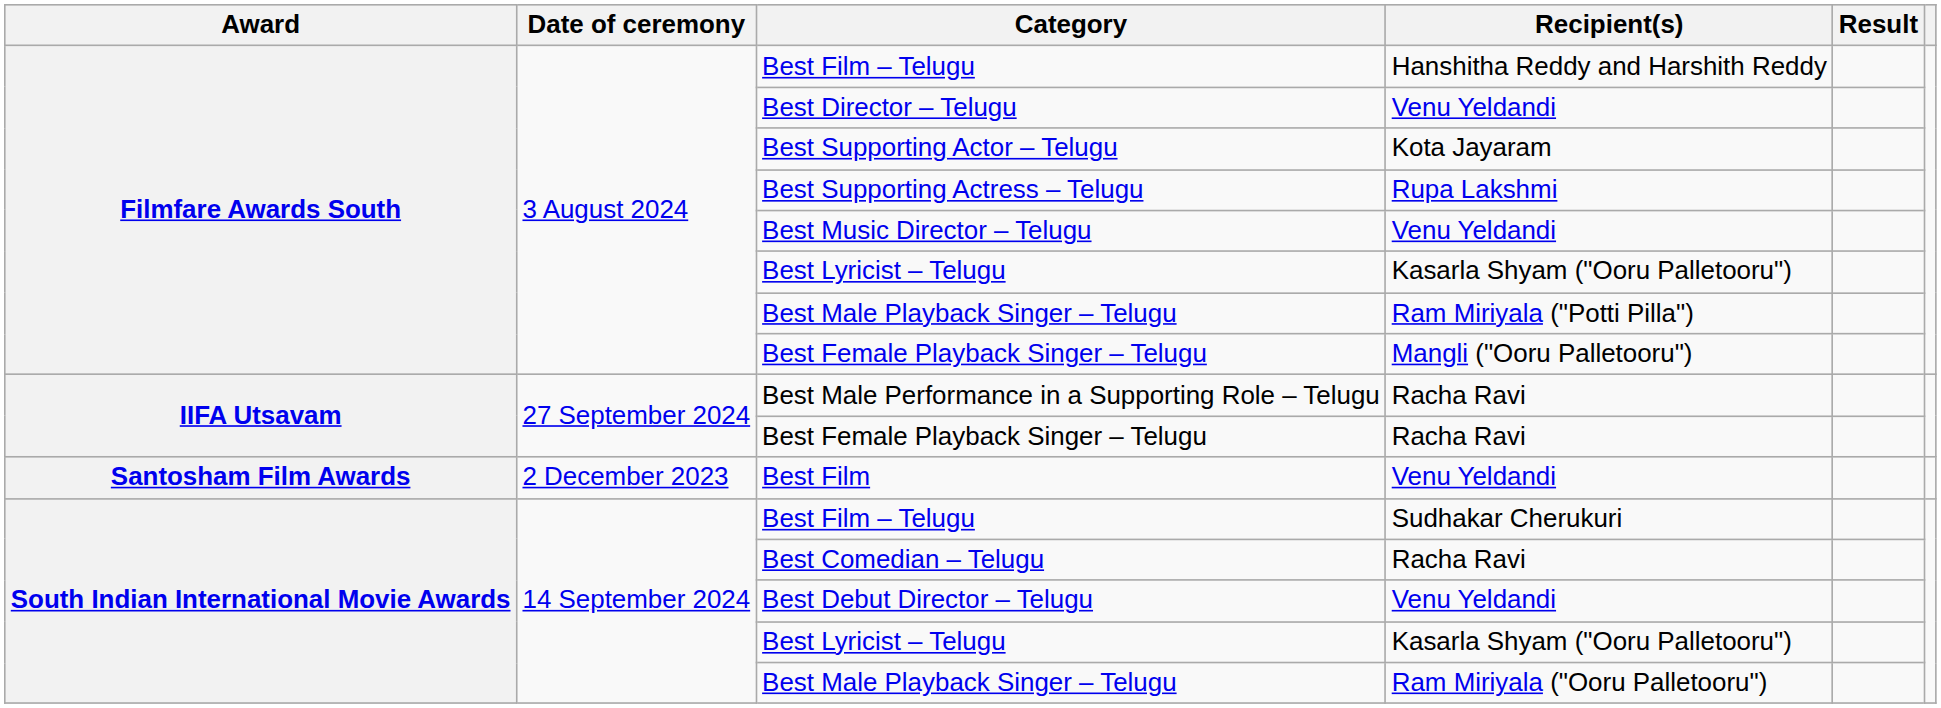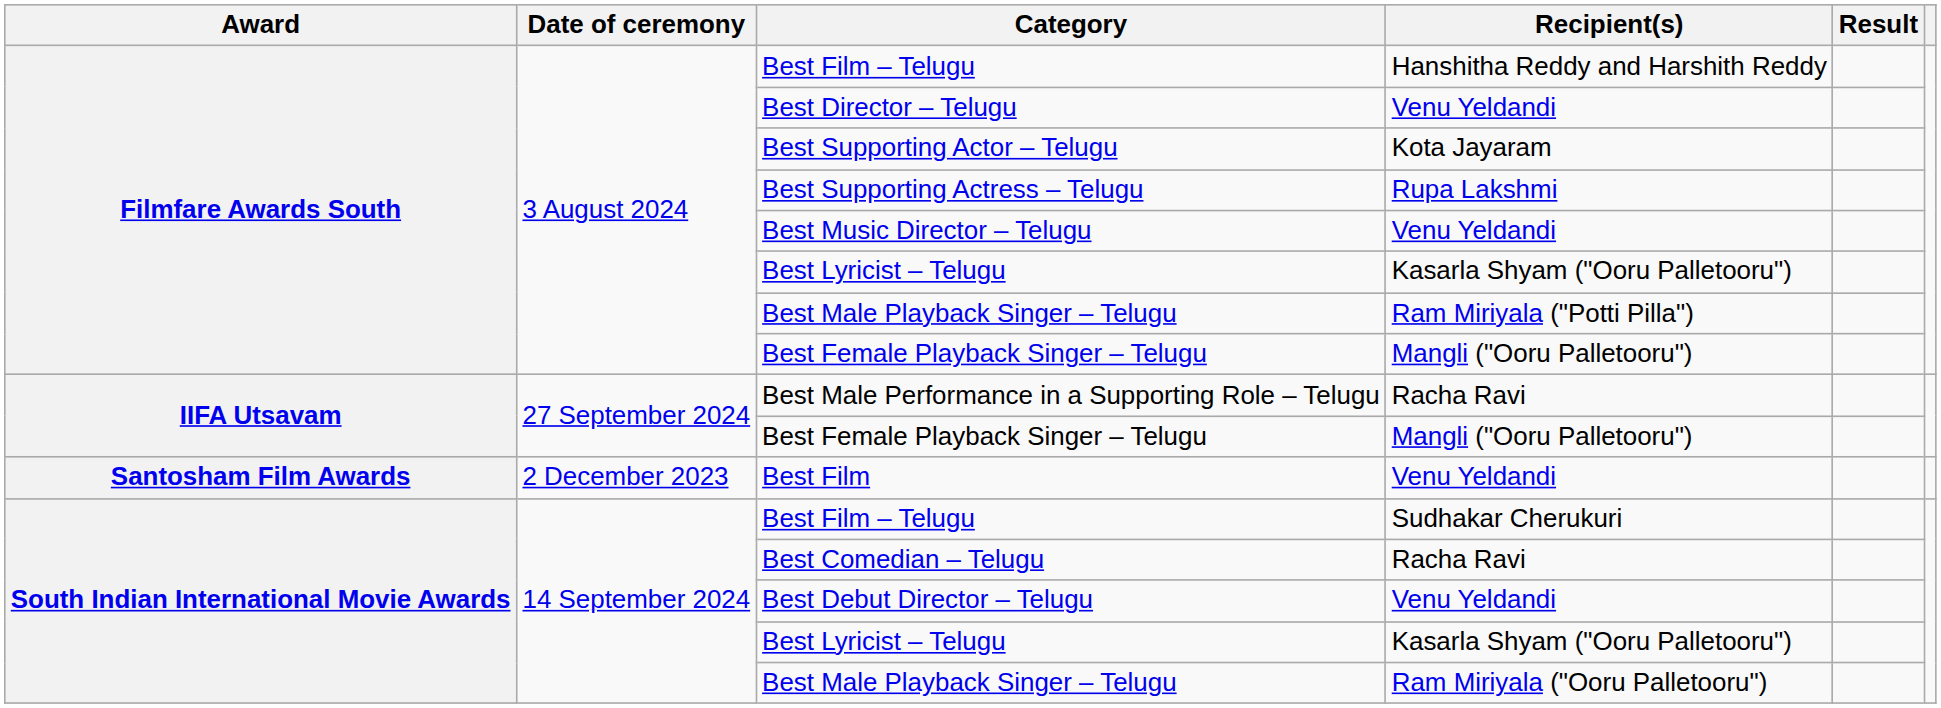(1459, 436) Racha Ravi -> (1542, 436) Mangli ("Ooru Palletooru")
